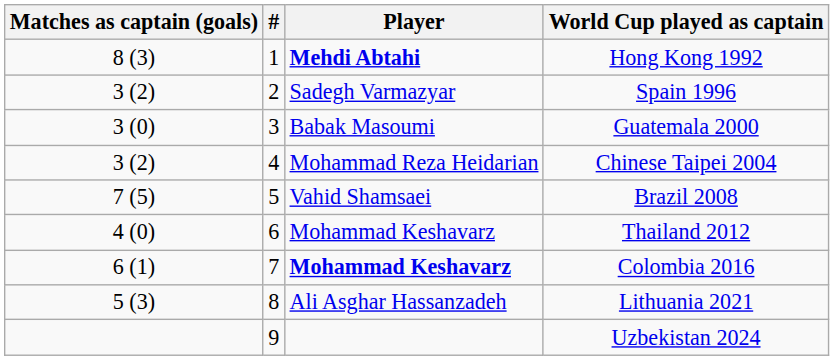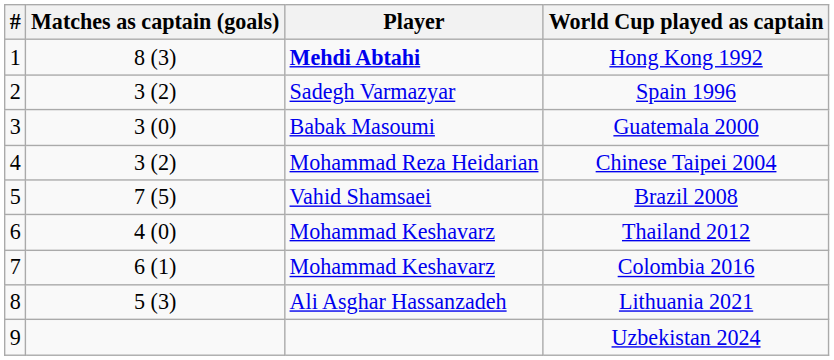columns swapped: (274, 22) <-> (134, 22)
(400, 267) bold -> (392, 267) normal
